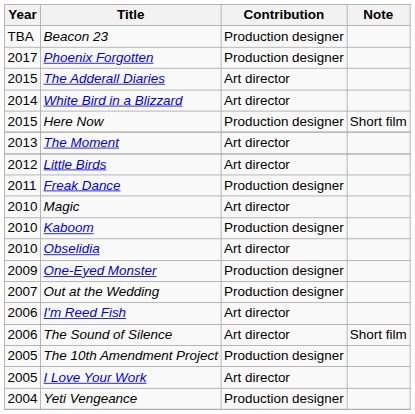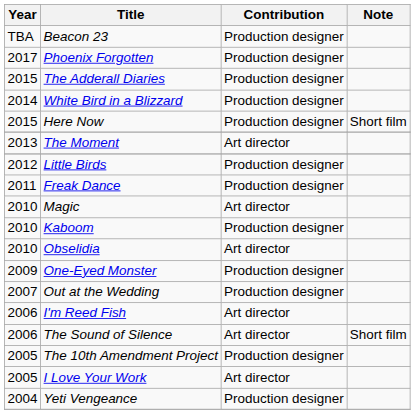(257, 79) Art director -> (284, 79) Production designer
(257, 100) Art director -> (284, 100) Production designer
(257, 164) Art director -> (284, 164) Production designer
